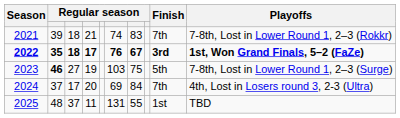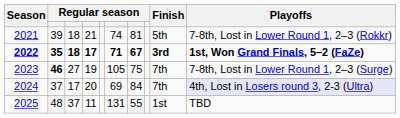(136, 35) 83 -> (136, 35) 81
(160, 35) 7th -> (160, 35) 5th
(116, 52) 76 -> (116, 52) 71
(116, 69) 103 -> (116, 69) 105
(160, 69) 5th -> (160, 69) 7th
(281, 87) no background -> (281, 87) lavender background
